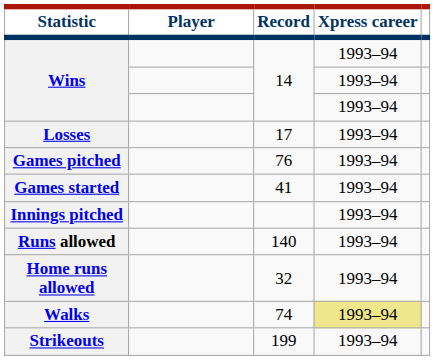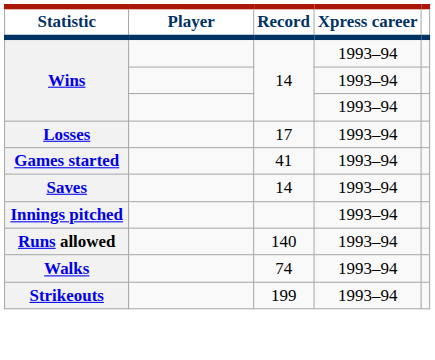- row: (67, 160)
+ row: (67, 187)
- row: (67, 278)
(368, 314) khaki background -> (368, 268) no background
